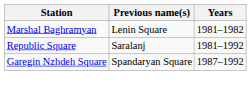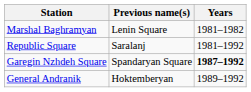(220, 62) normal -> (220, 62) bold
+ row: (44, 78)
